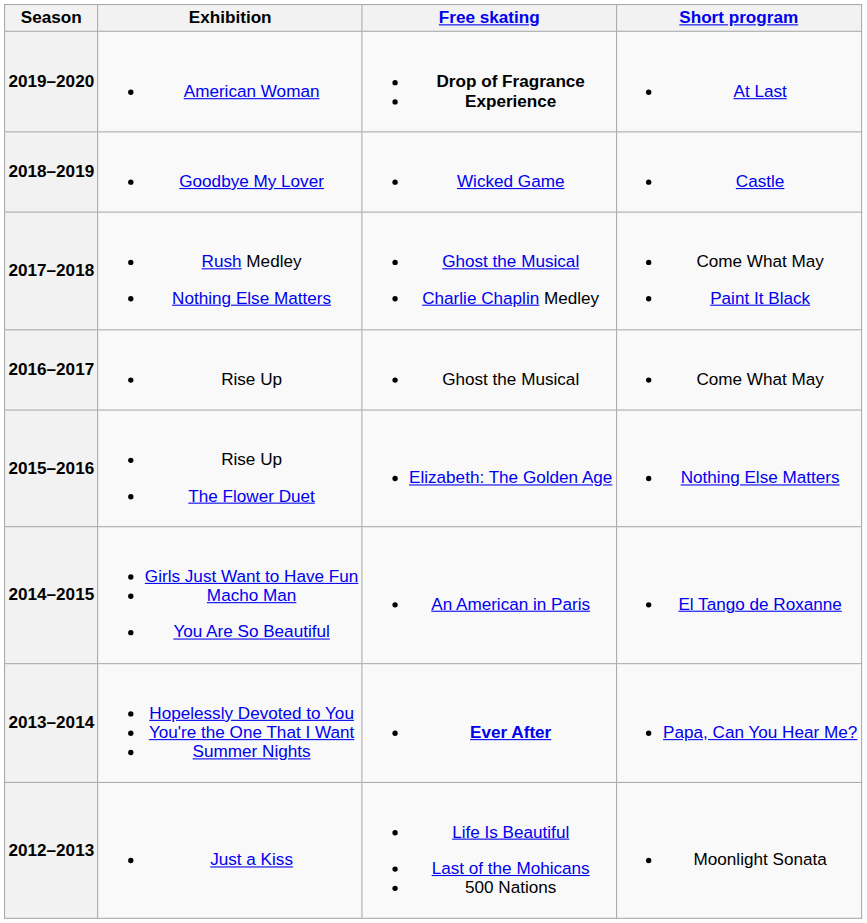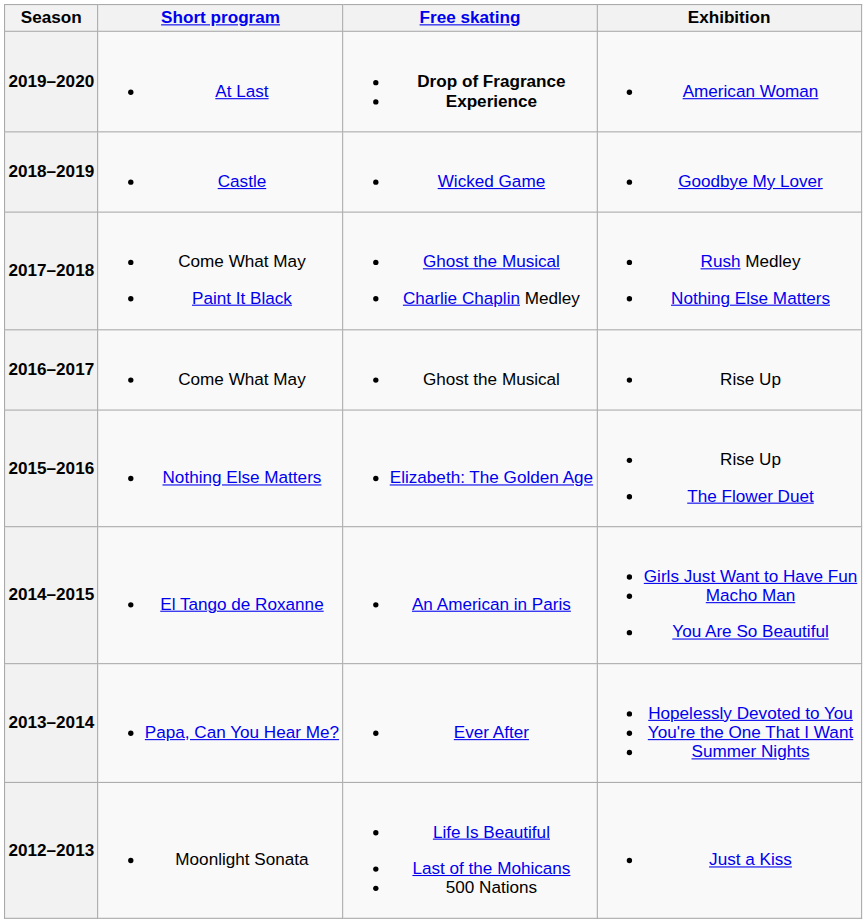columns swapped: (739, 18) <-> (230, 18)
(489, 732) bold -> (470, 732) normal
